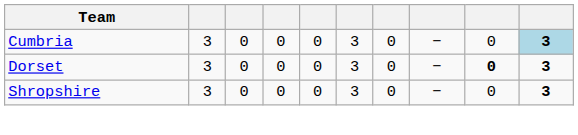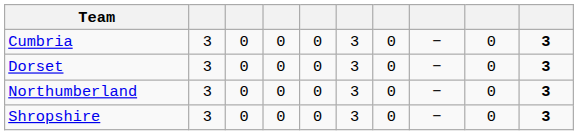(546, 42) lightblue background -> (546, 42) no background
(491, 67) bold -> (491, 67) normal
+ row: (73, 92)
